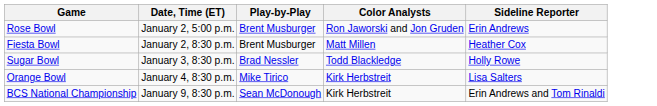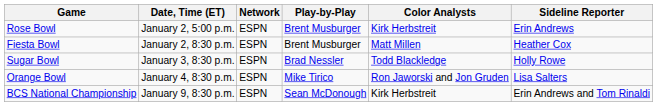+ column: (259, 12)
(395, 28) Ron Jaworski and Jon Gruden -> (404, 28) Kirk Herbstreit
(358, 77) Kirk Herbstreit -> (440, 77) Ron Jaworski and Jon Gruden
